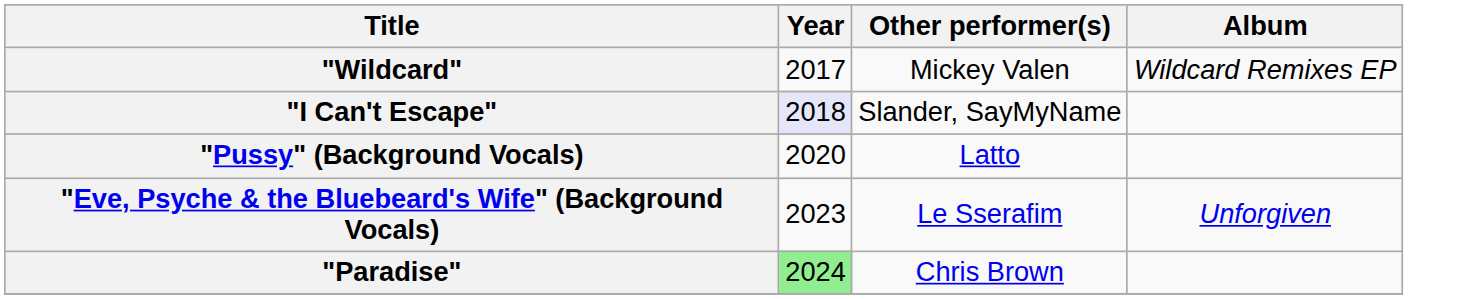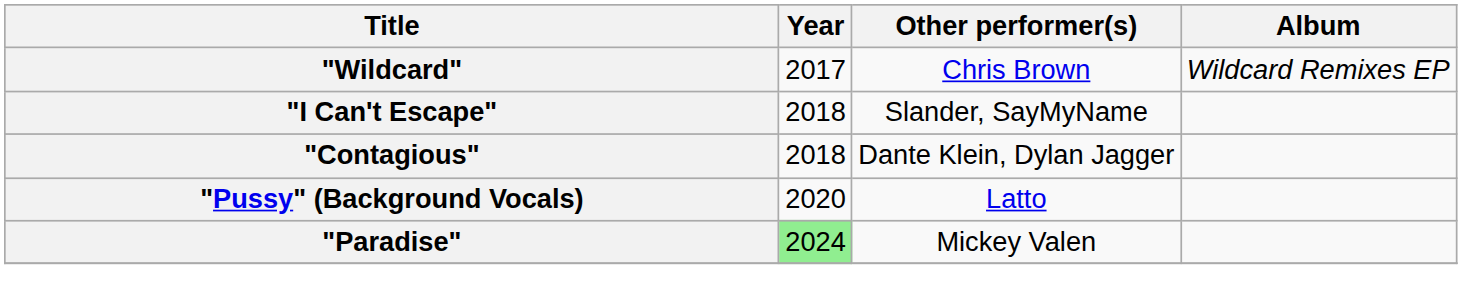(990, 69) Mickey Valen -> (1016, 69) Chris Brown
(816, 112) lavender background -> (816, 112) no background
+ row: (392, 155)
- row: (392, 213)
(990, 272) Chris Brown -> (1016, 241) Mickey Valen
